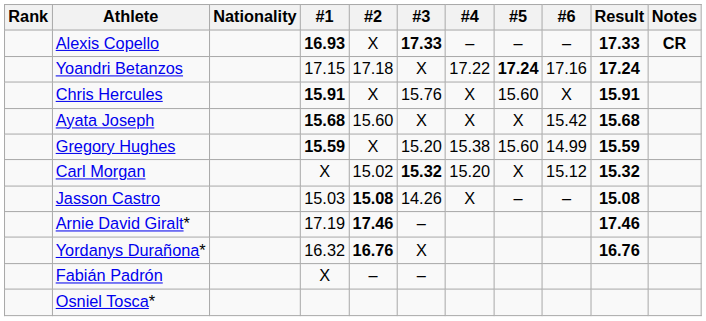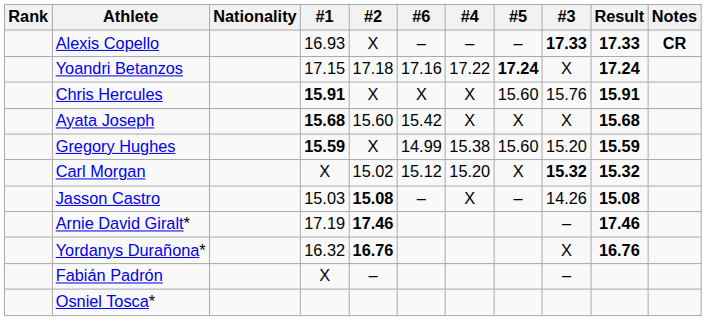columns swapped: (421, 17) <-> (566, 17)
(325, 43) bold -> (325, 43) normal
